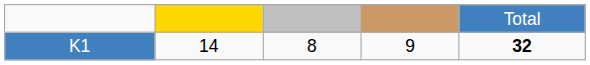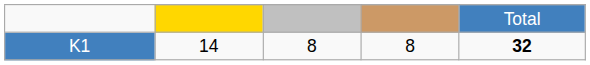(410, 46) 9 -> (410, 46) 8
